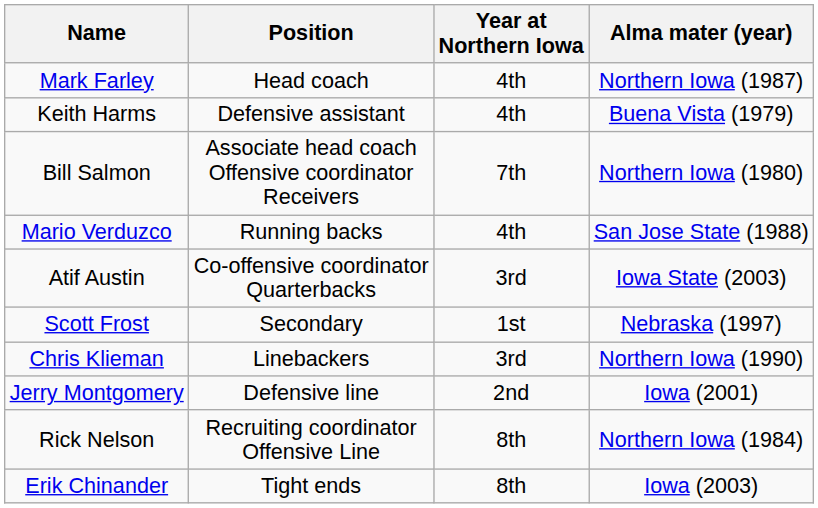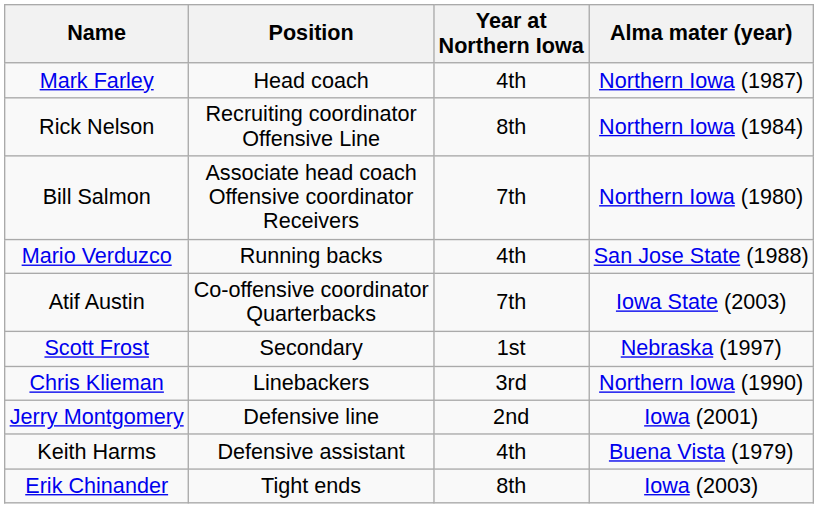rows swapped: (97, 439) <-> (97, 114)
(511, 277) 3rd -> (511, 302) 7th
